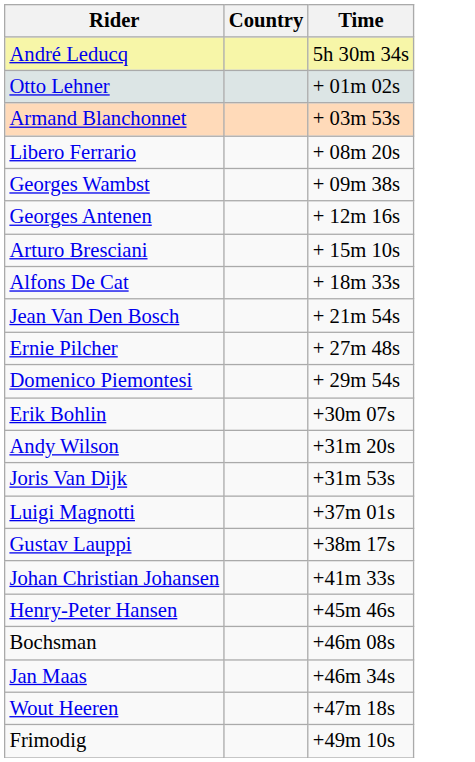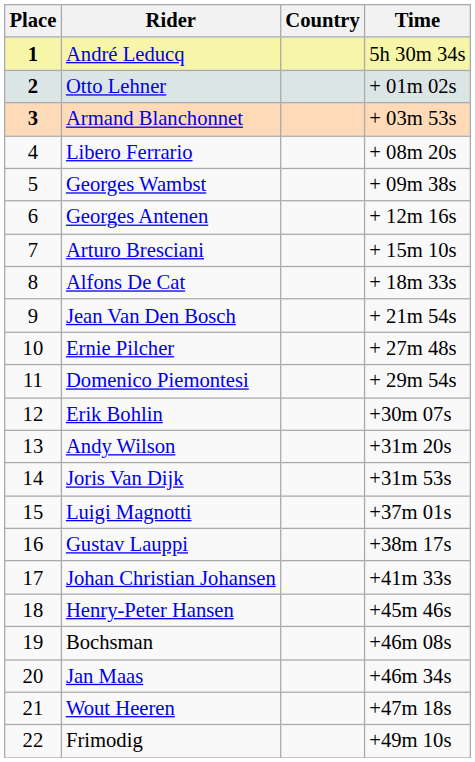+ column: (33, 20)
